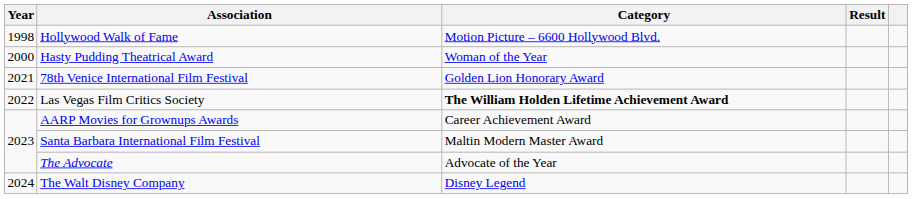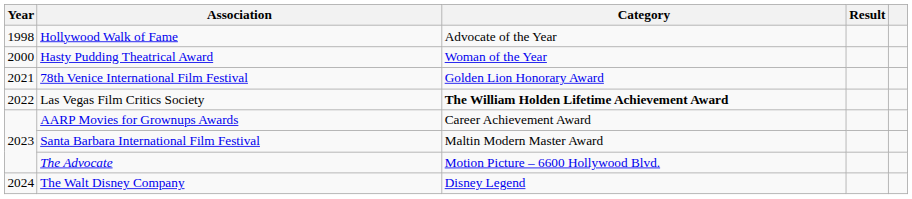(552, 36) Motion Picture – 6600 Hollywood Blvd. -> (501, 36) Advocate of the Year
(501, 162) Advocate of the Year -> (552, 162) Motion Picture – 6600 Hollywood Blvd.
